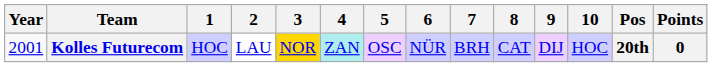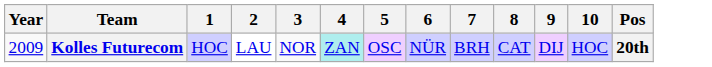- column: (680, 18)
(26, 47) 2001 -> (26, 47) 2009
(298, 47) gold background -> (298, 47) no background
